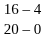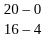rows swapped: (23, 29) <-> (23, 9)
